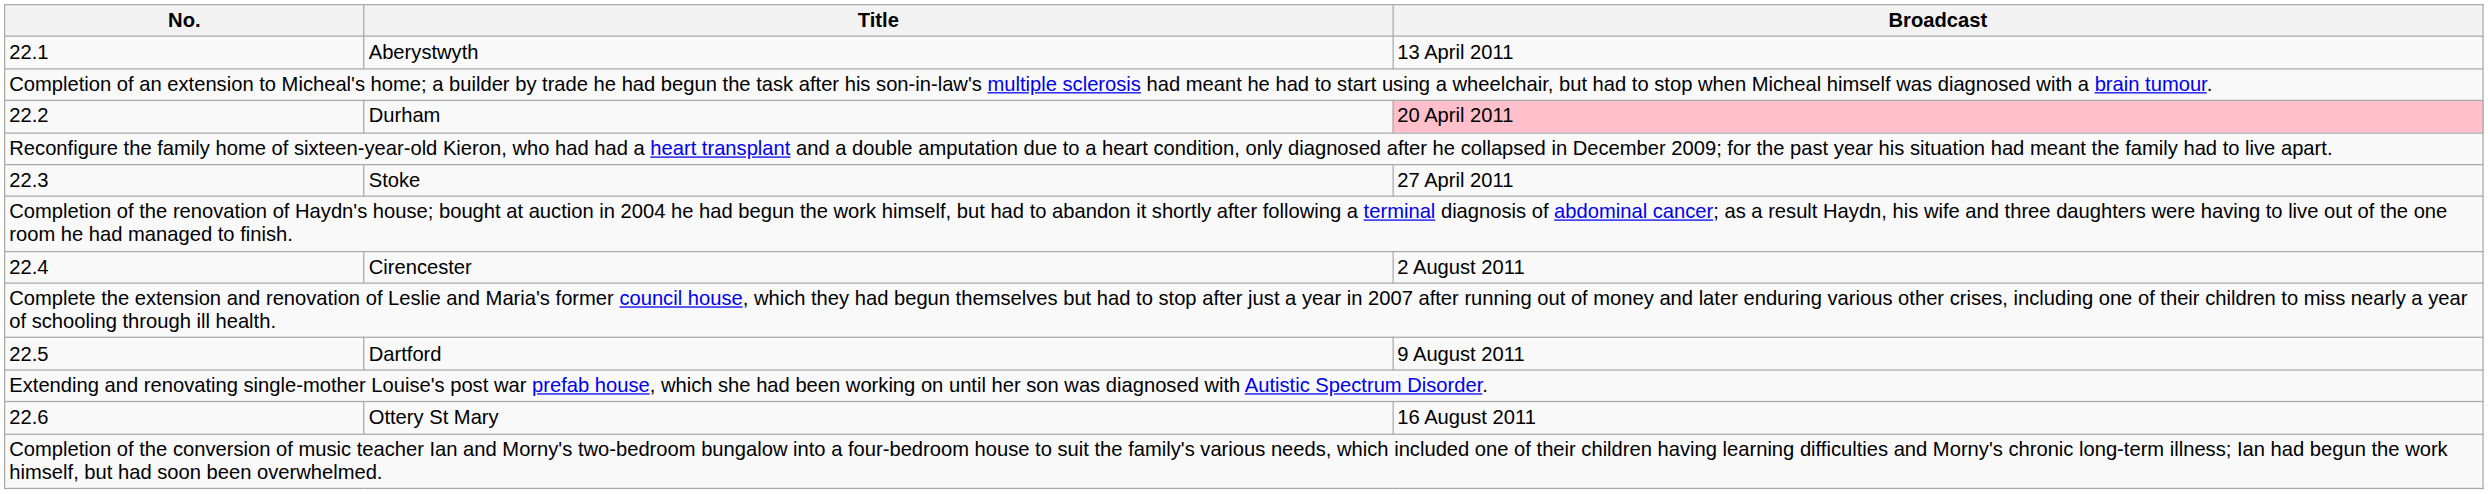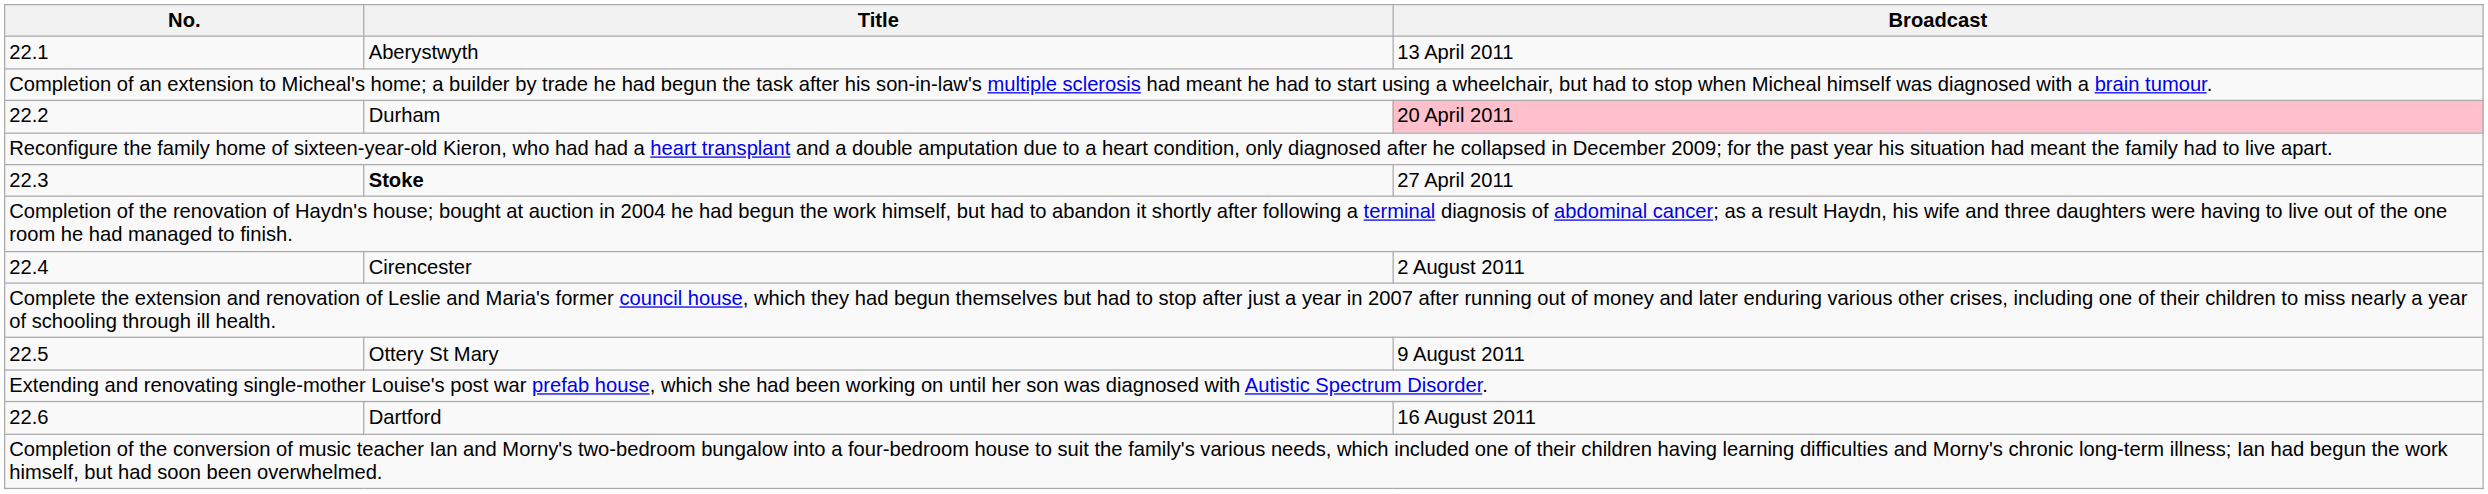(394, 180) normal -> (396, 180) bold
(405, 353) Dartford -> (434, 353) Ottery St Mary
(434, 417) Ottery St Mary -> (405, 417) Dartford
